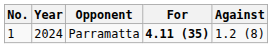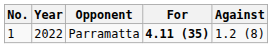(49, 33) 2024 -> (49, 33) 2022
